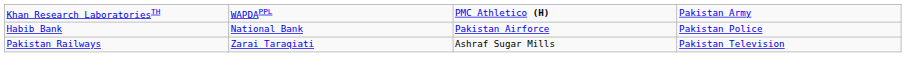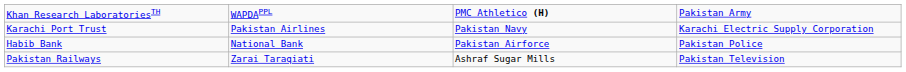+ row: (57, 29)
